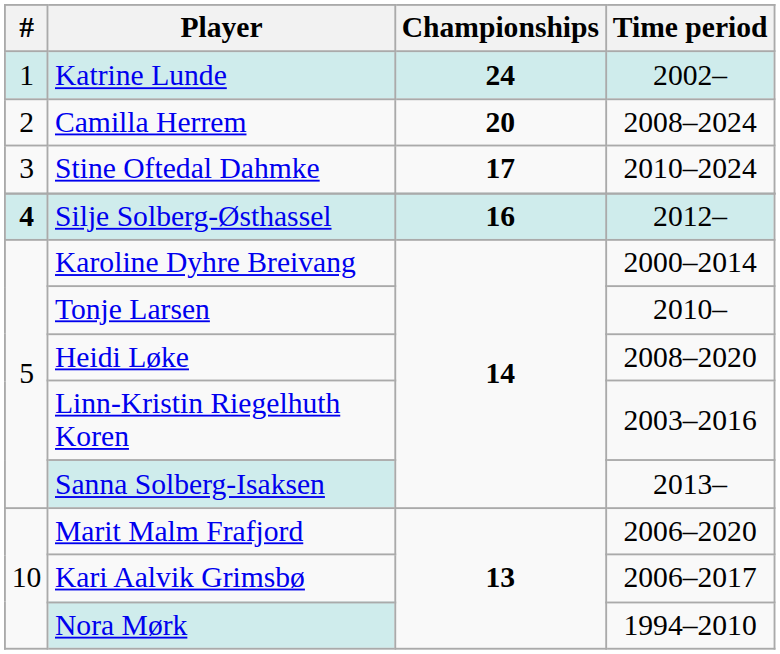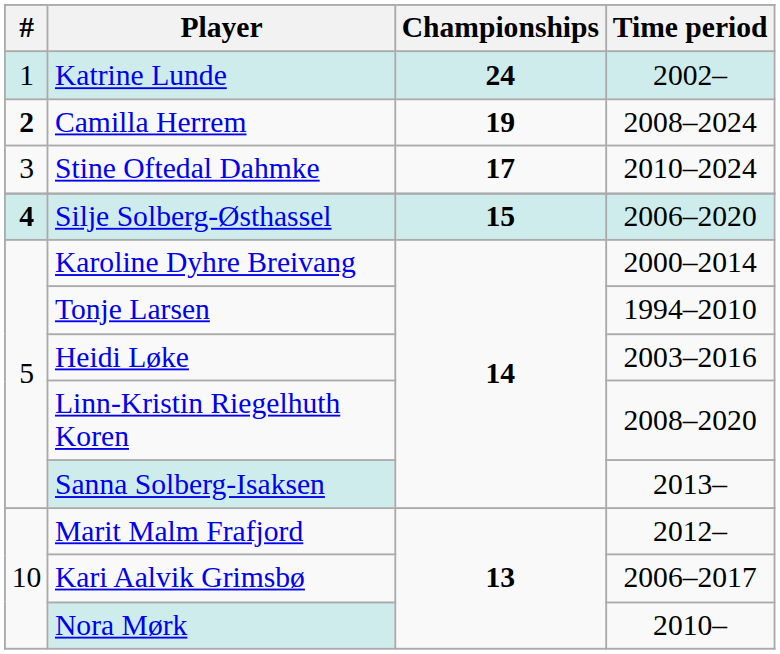(27, 121) normal -> (27, 121) bold
(500, 121) 20 -> (500, 121) 19
(500, 215) 16 -> (500, 215) 15
(690, 215) 2012– -> (690, 215) 2006–2020
(690, 309) 2010– -> (690, 309) 1994–2010
(690, 356) 2008–2020 -> (690, 356) 2003–2016
(690, 420) 2003–2016 -> (690, 420) 2008–2020
(690, 530) 2006–2020 -> (690, 530) 2012–
(690, 624) 1994–2010 -> (690, 624) 2010–
